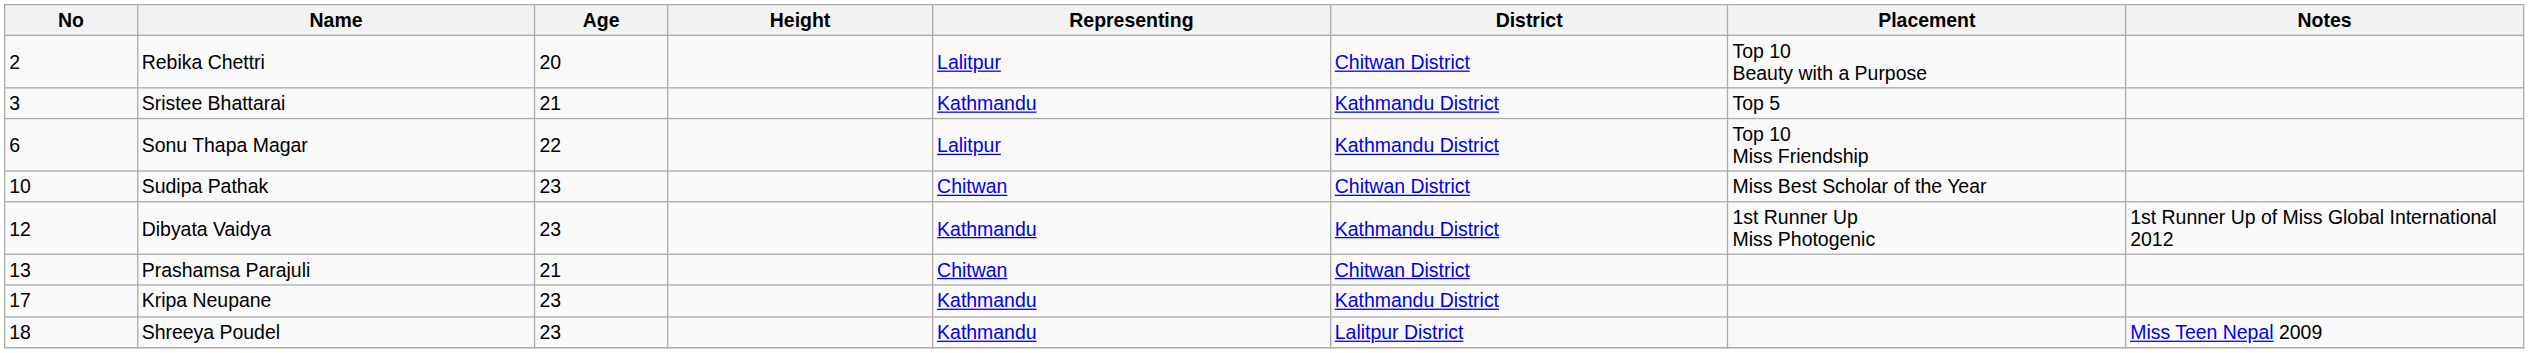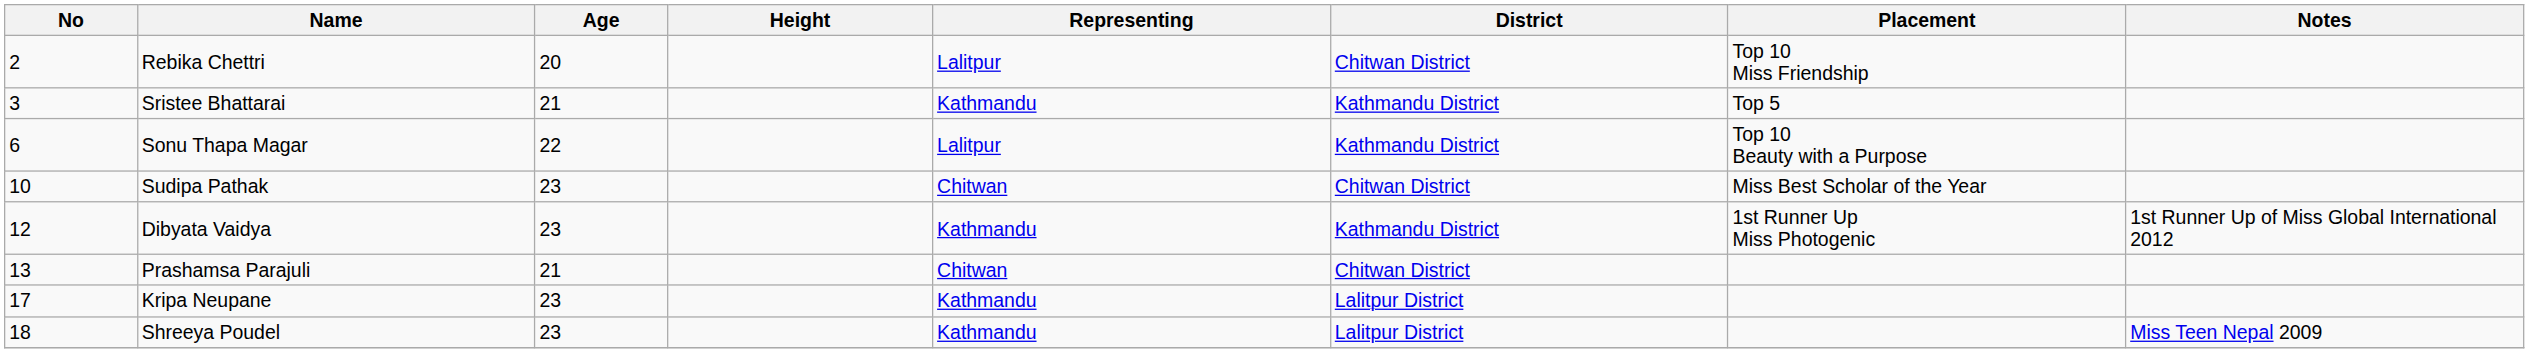(1830, 62) Top 10 Beauty with a Purpose -> (1801, 62) Top 10 Miss Friendship
(1801, 145) Top 10 Miss Friendship -> (1830, 145) Top 10 Beauty with a Purpose
(1417, 301) Kathmandu District -> (1399, 301) Lalitpur District
